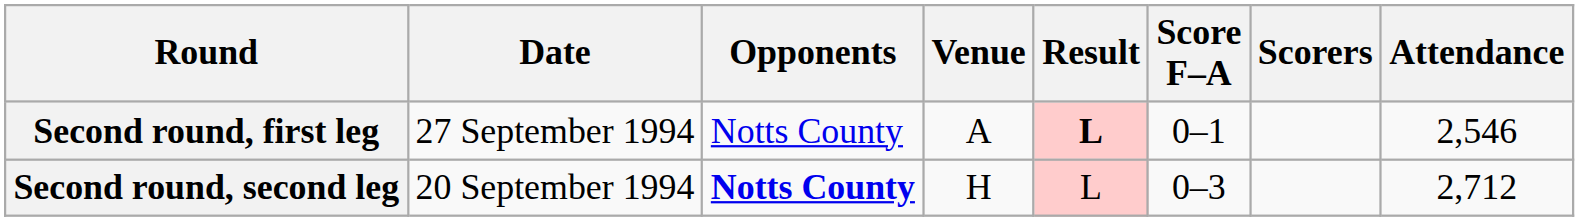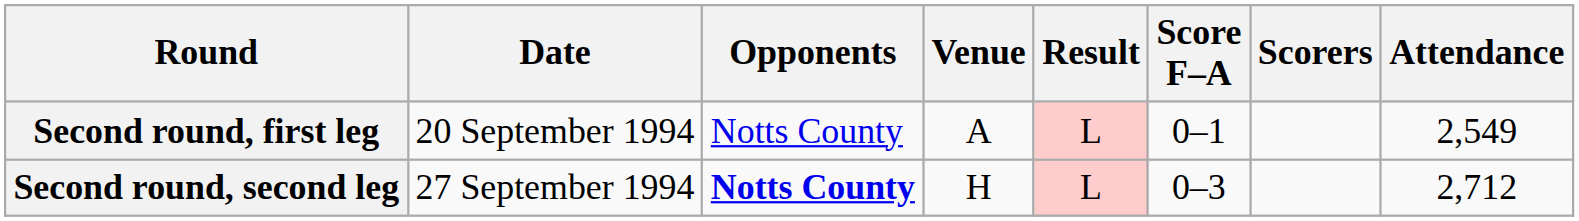(555, 130) 27 September 1994 -> (555, 130) 20 September 1994
(1091, 130) bold -> (1091, 130) normal
(1477, 130) 2,546 -> (1477, 130) 2,549
(555, 186) 20 September 1994 -> (555, 186) 27 September 1994
